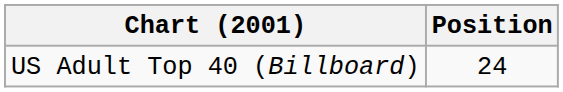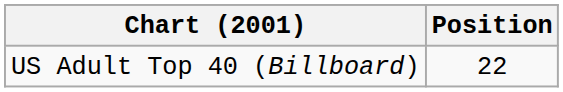(492, 67) 24 -> (492, 67) 22
